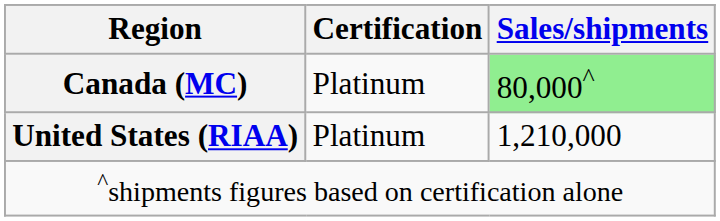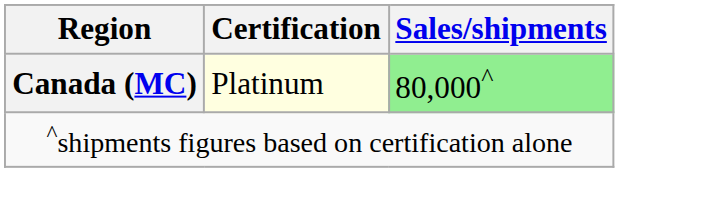(369, 82) no background -> (267, 82) lightyellow background
- row: (155, 136)
